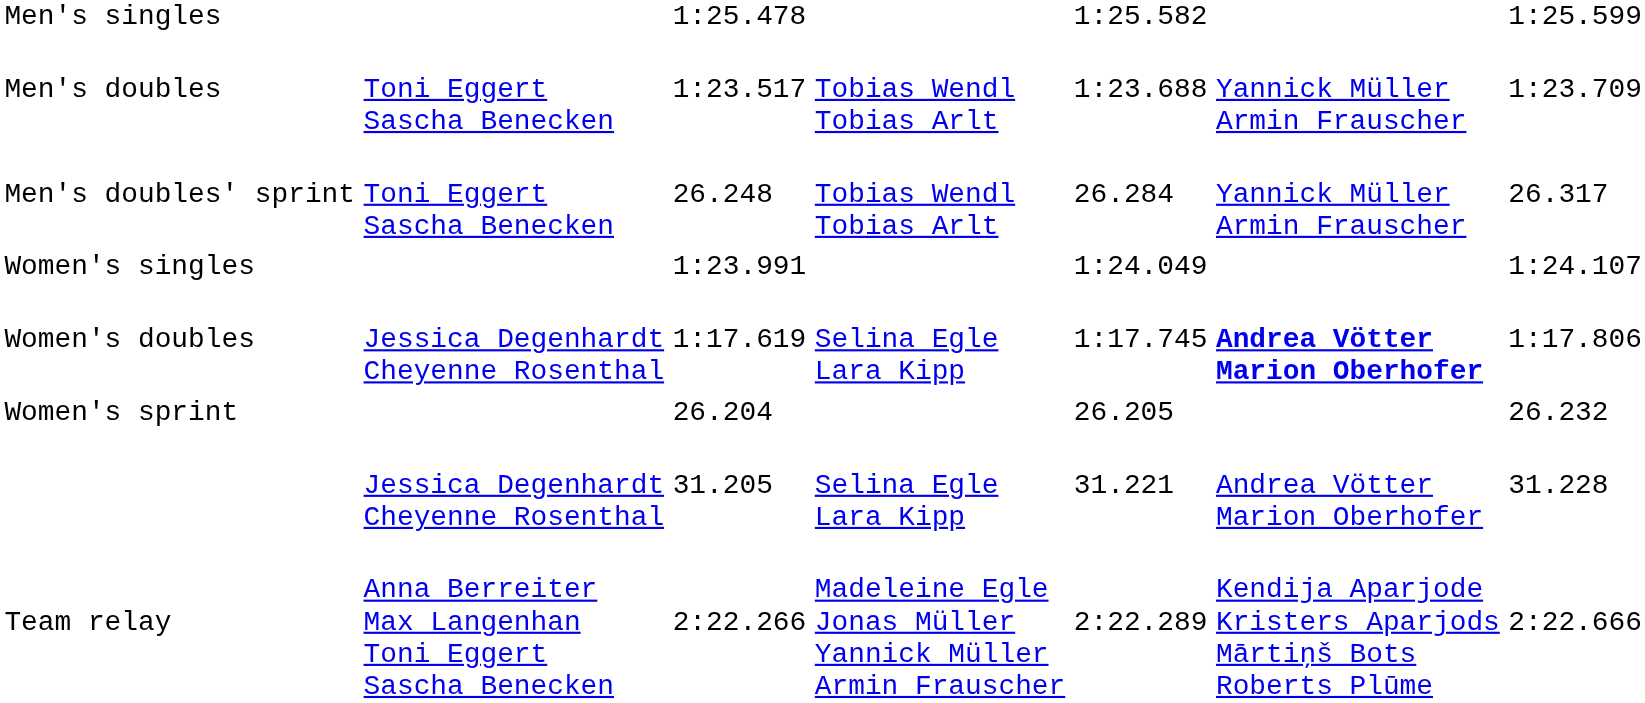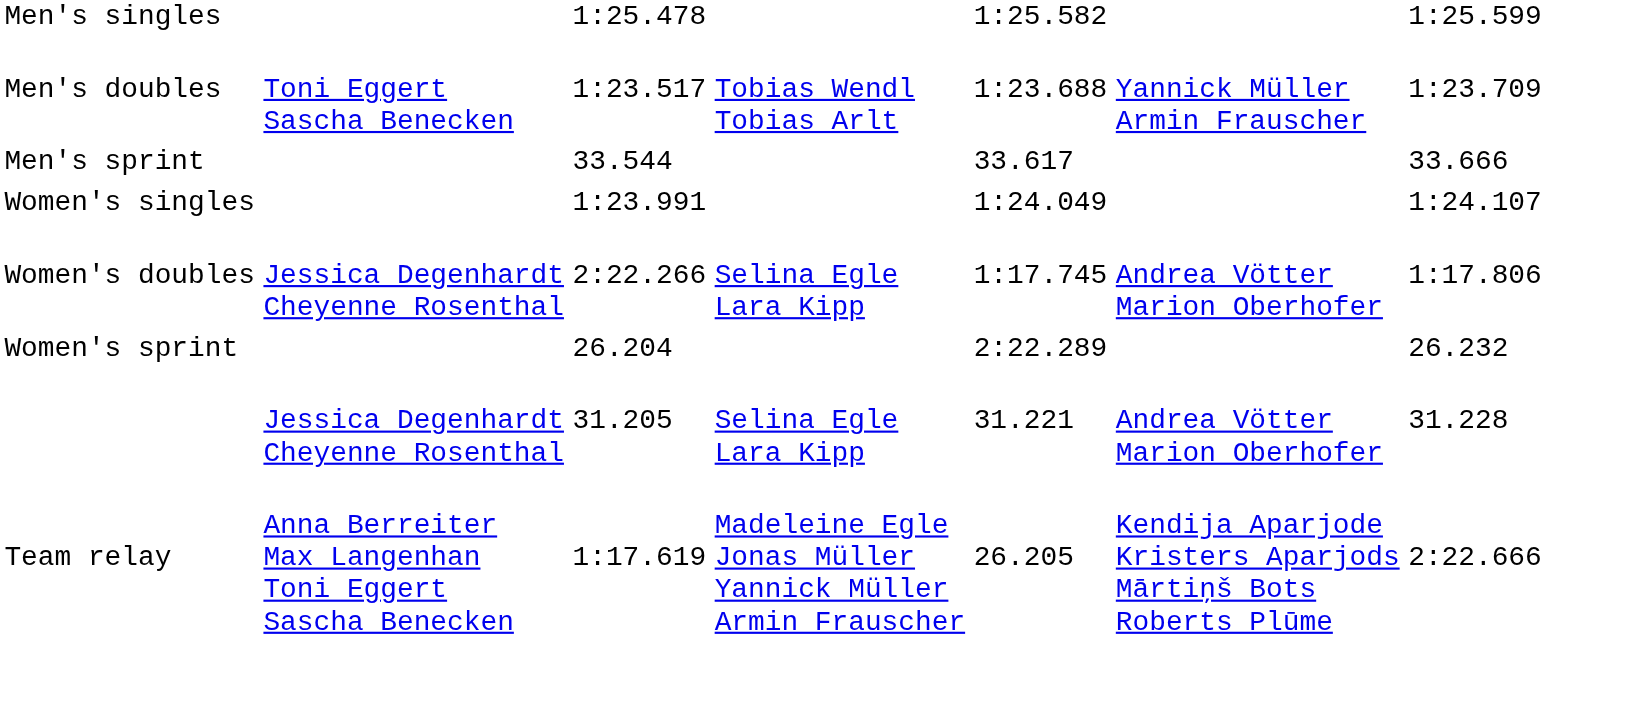+ row: (105, 162)
- row: (180, 194)
(739, 340) 1:17.619 -> (639, 275) 2:22.266
(1350, 356) bold -> (1249, 291) normal
(1124, 412) 26.205 -> (1040, 348) 2:22.289
(739, 622) 2:22.266 -> (639, 558) 1:17.619
(1141, 622) 2:22.289 -> (1024, 558) 26.205
